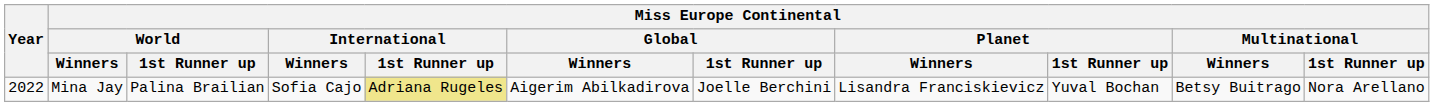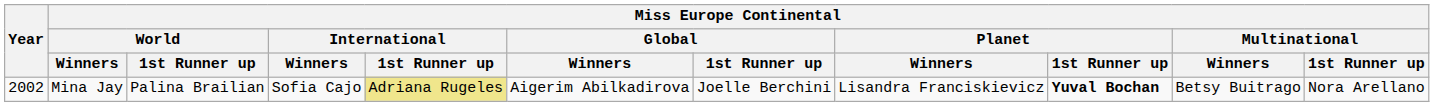(26, 89) 2022 -> (26, 89) 2002
(1105, 89) normal -> (1105, 89) bold
